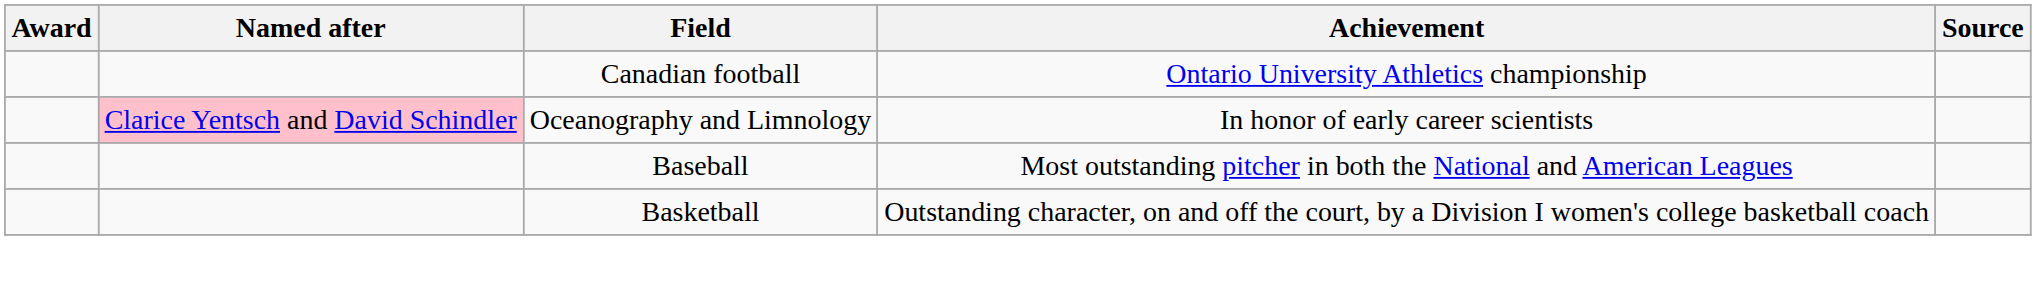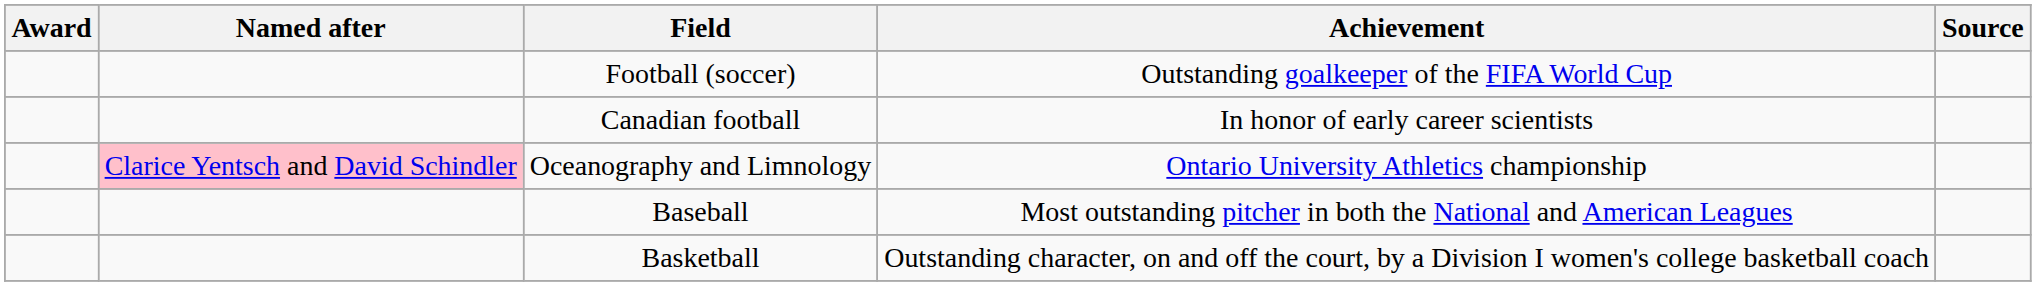+ row: (700, 73)
(1407, 73) Ontario University Athletics championship -> (1407, 119) In honor of early career scientists
(1407, 119) In honor of early career scientists -> (1407, 166) Ontario University Athletics championship
